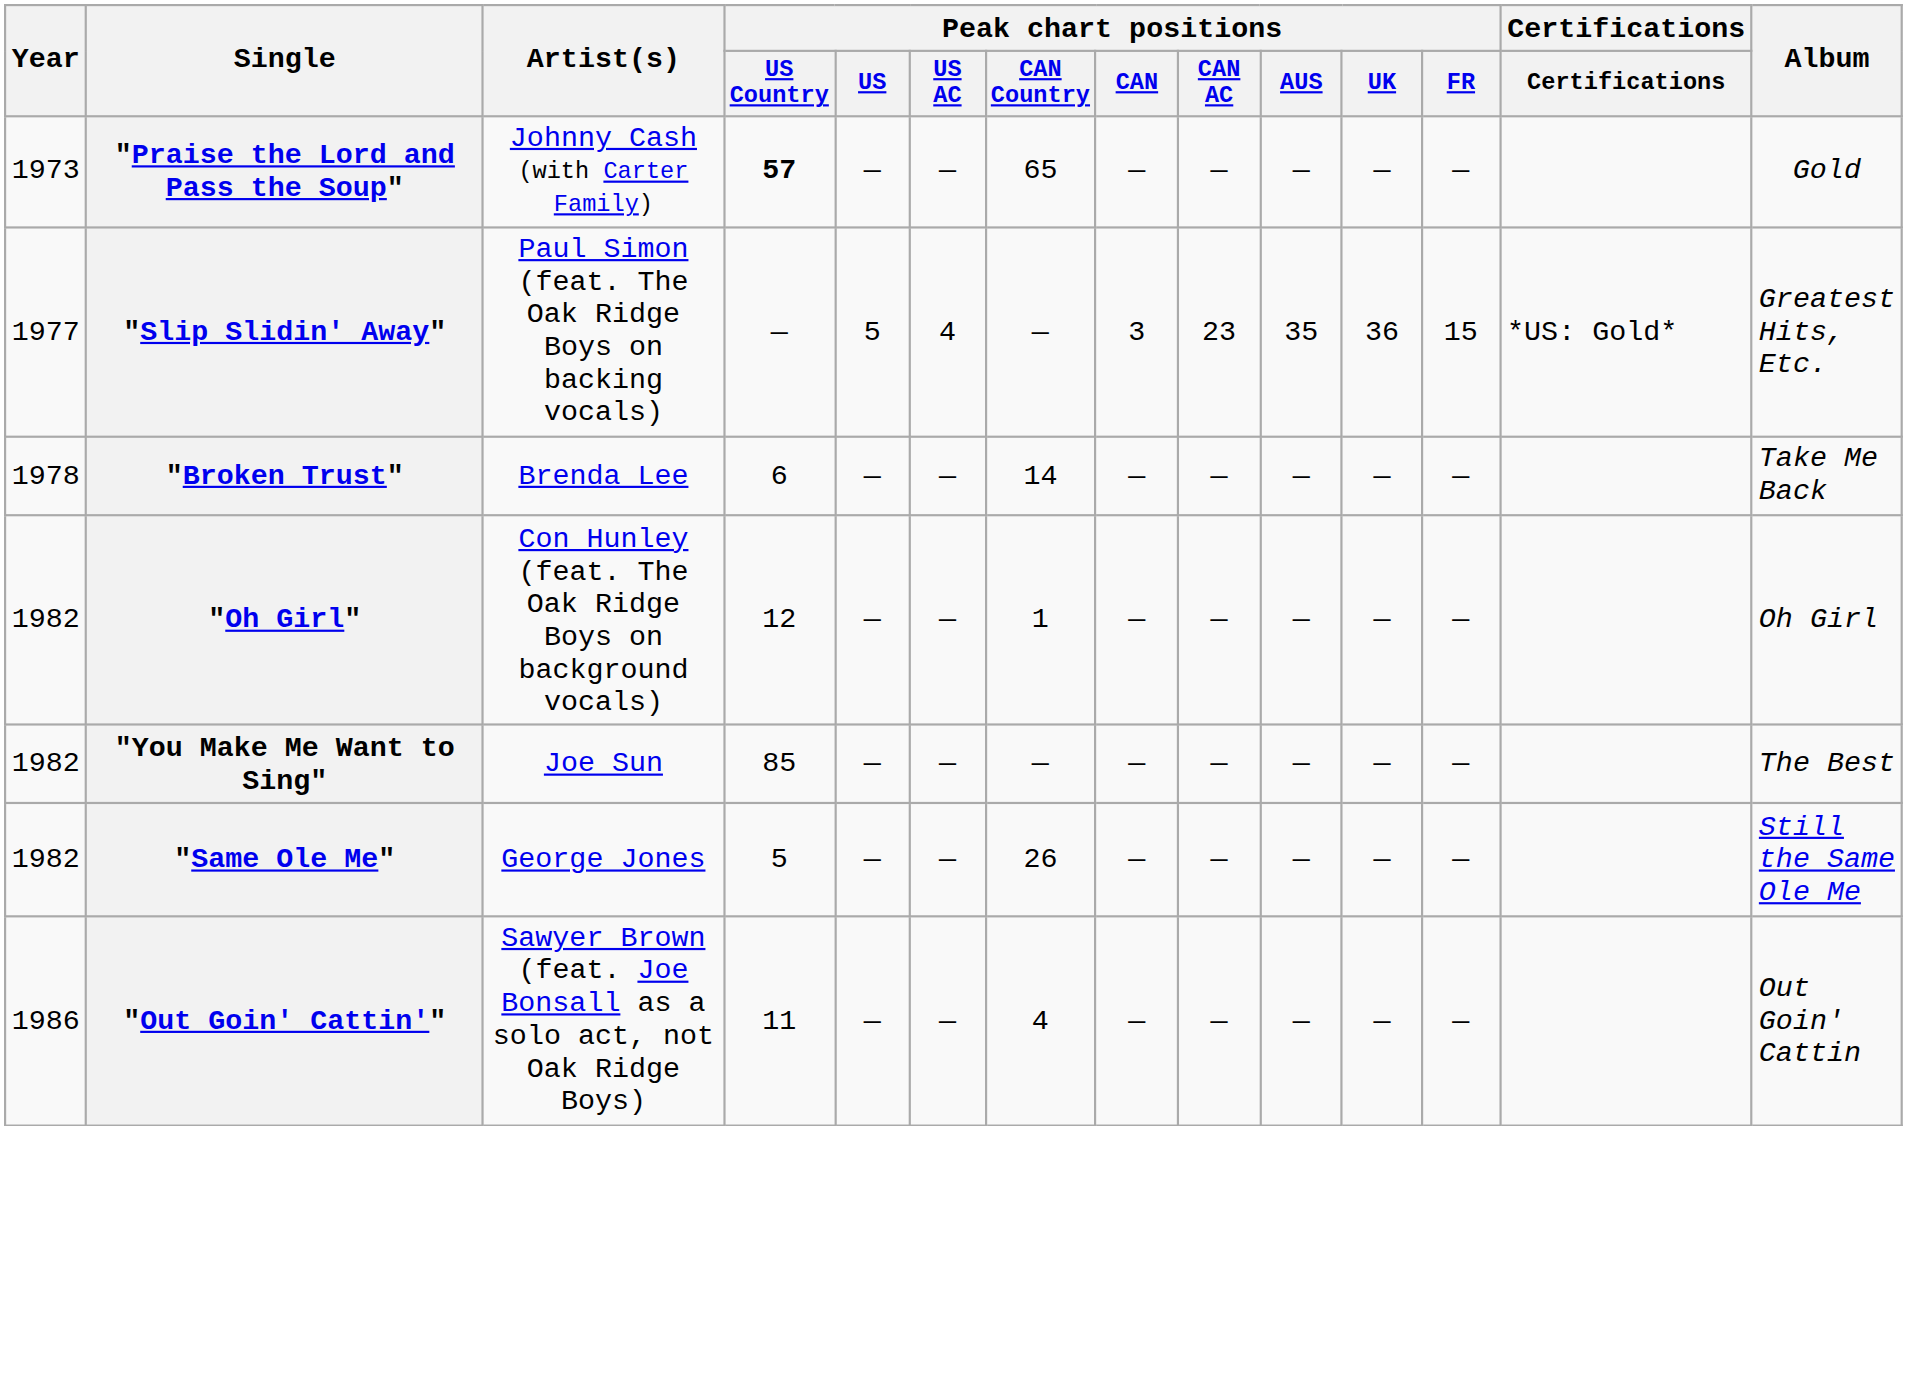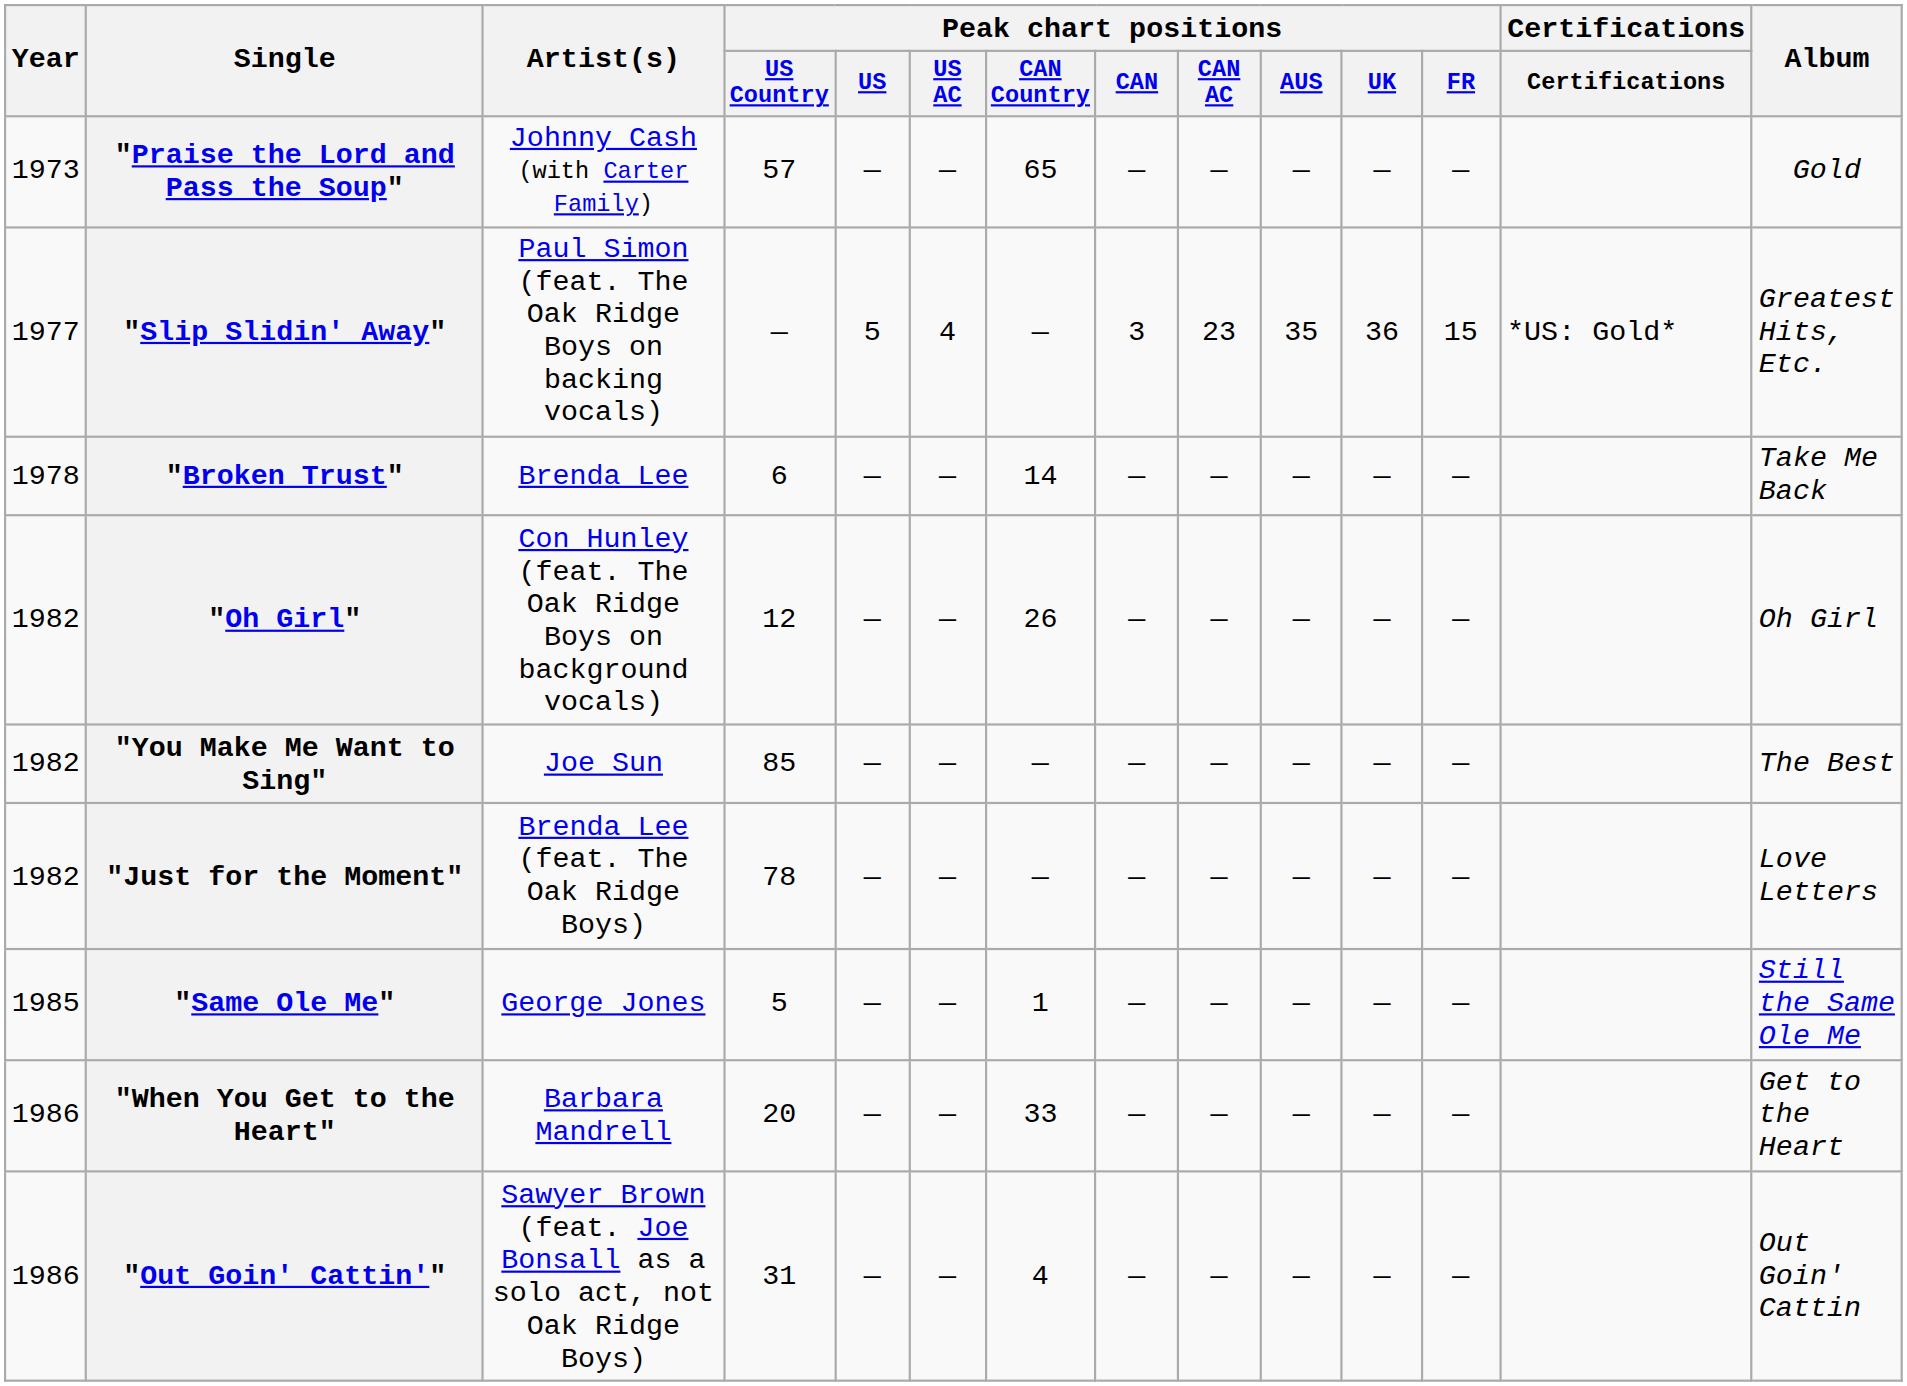(779, 171) bold -> (779, 171) normal
(1040, 620) 1 -> (1040, 620) 26
+ row: (285, 876)
(46, 860) 1982 -> (46, 1004) 1985
(1040, 860) 26 -> (1040, 1004) 1
+ row: (285, 1116)
(779, 1020) 11 -> (779, 1276) 31
